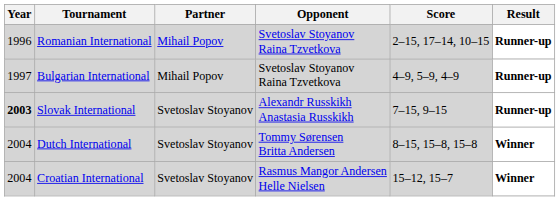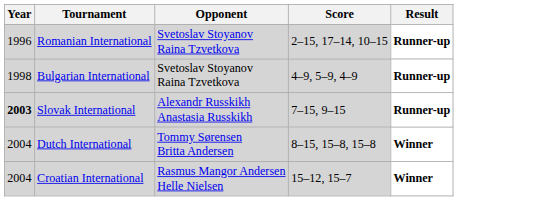- column: (205, 14)
(19, 76) 1997 -> (19, 76) 1998
